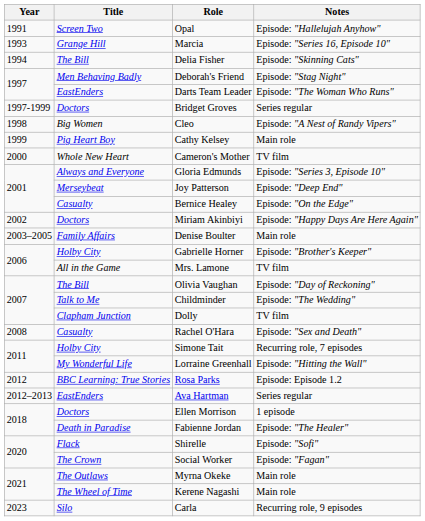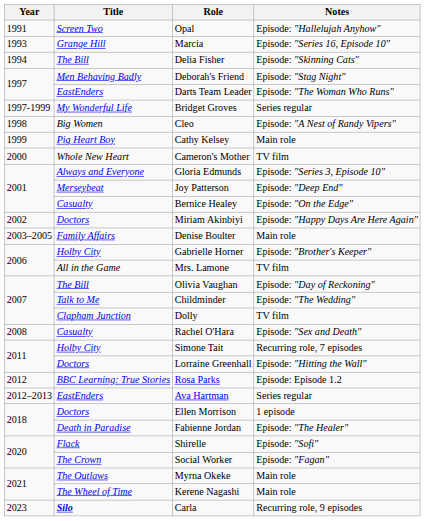(73, 108) Doctors -> (94, 108) My Wonderful Life
(94, 364) My Wonderful Life -> (73, 364) Doctors
(64, 508) normal -> (65, 508) bold
